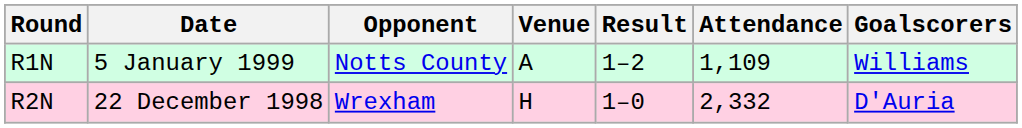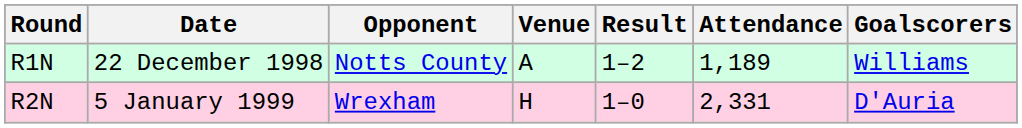(194, 63) 5 January 1999 -> (209, 63) 22 December 1998
(735, 63) 1,109 -> (735, 63) 1,189
(209, 102) 22 December 1998 -> (194, 102) 5 January 1999
(735, 102) 2,332 -> (735, 102) 2,331
